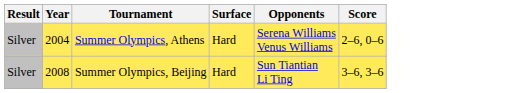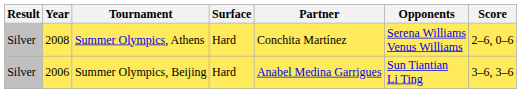+ column: (319, 14)
(57, 39) 2004 -> (57, 39) 2008
(57, 72) 2008 -> (57, 72) 2006
